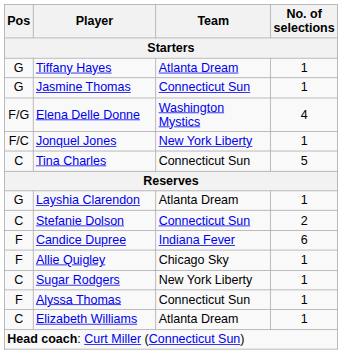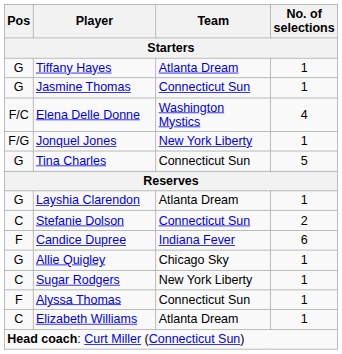(19, 114) F/G -> (19, 114) F/C
(19, 141) F/C -> (19, 141) F/G
(19, 161) C -> (19, 161) G
(19, 260) F -> (19, 260) G
